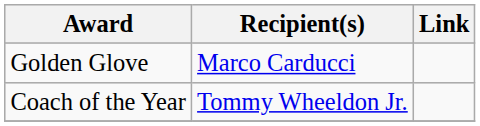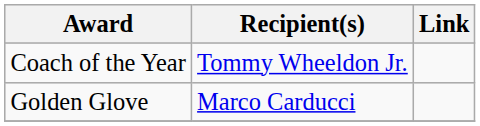rows swapped: (79, 62) <-> (98, 101)
